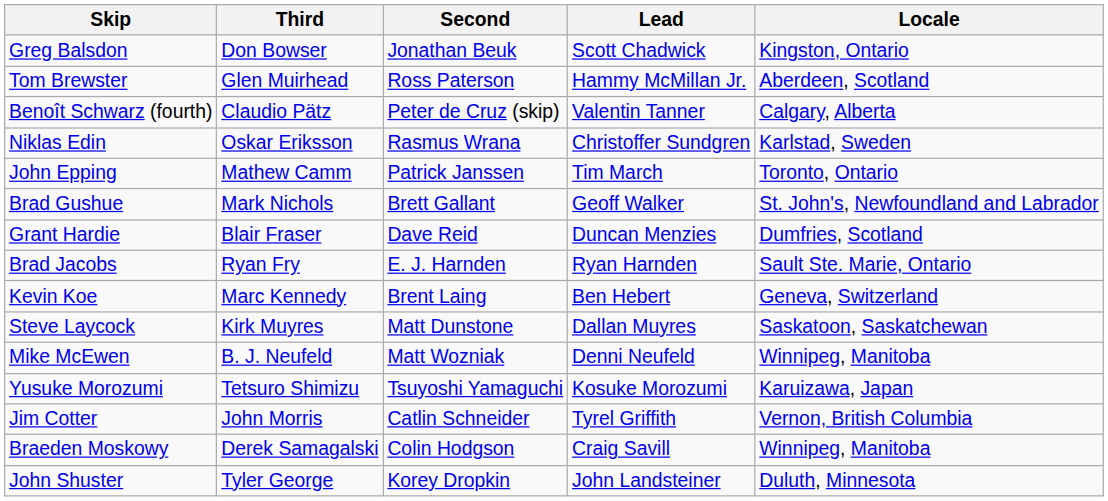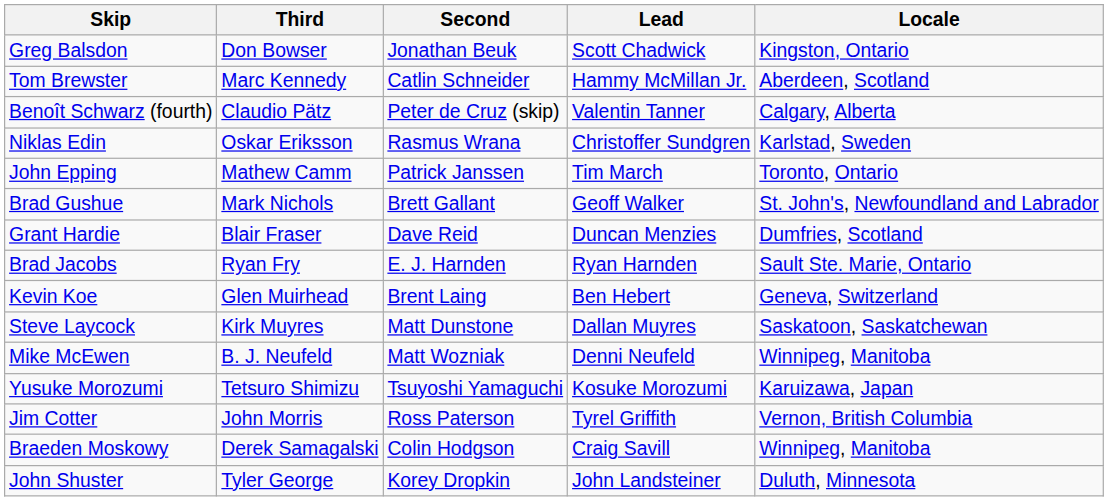(285, 81) Glen Muirhead -> (284, 81) Marc Kennedy
(451, 81) Ross Paterson -> (458, 81) Catlin Schneider
(284, 296) Marc Kennedy -> (285, 296) Glen Muirhead
(458, 419) Catlin Schneider -> (451, 419) Ross Paterson
